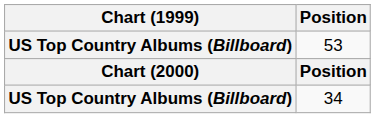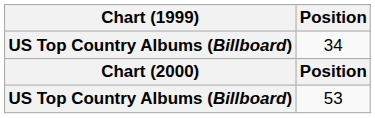rows swapped: (333, 44) <-> (333, 98)
